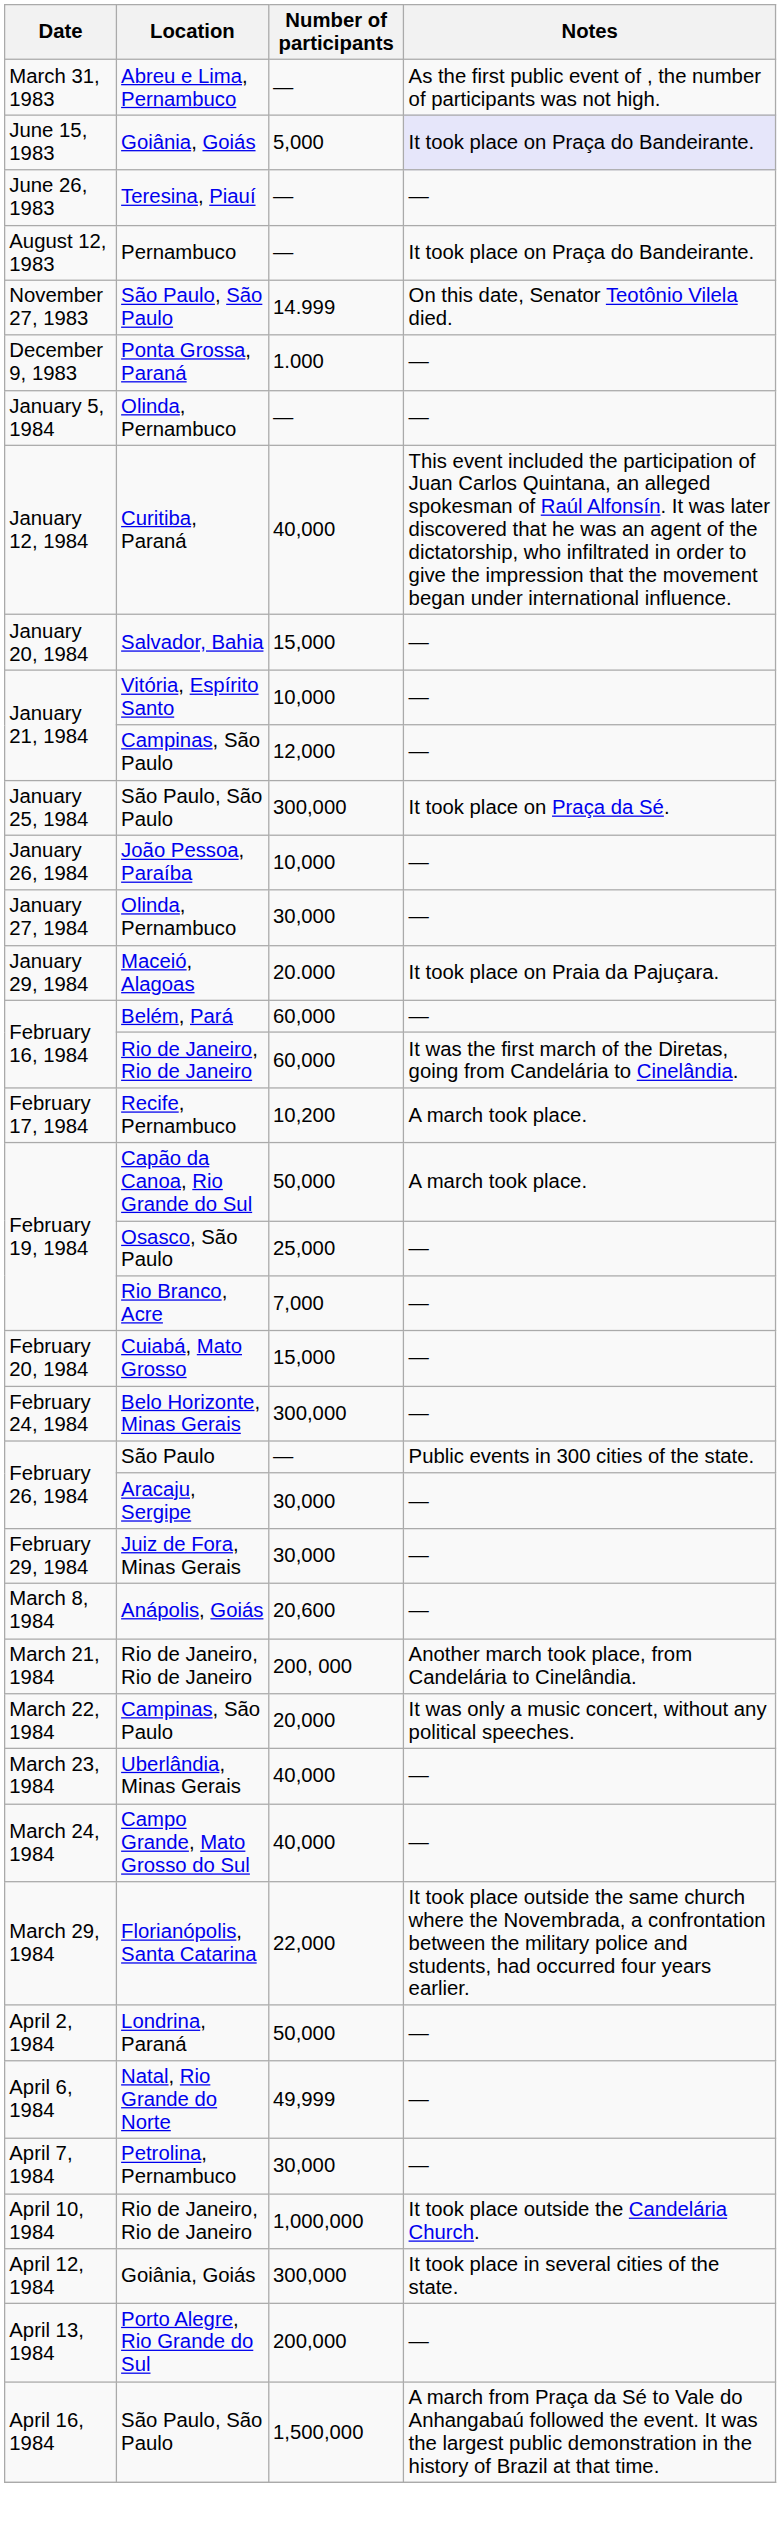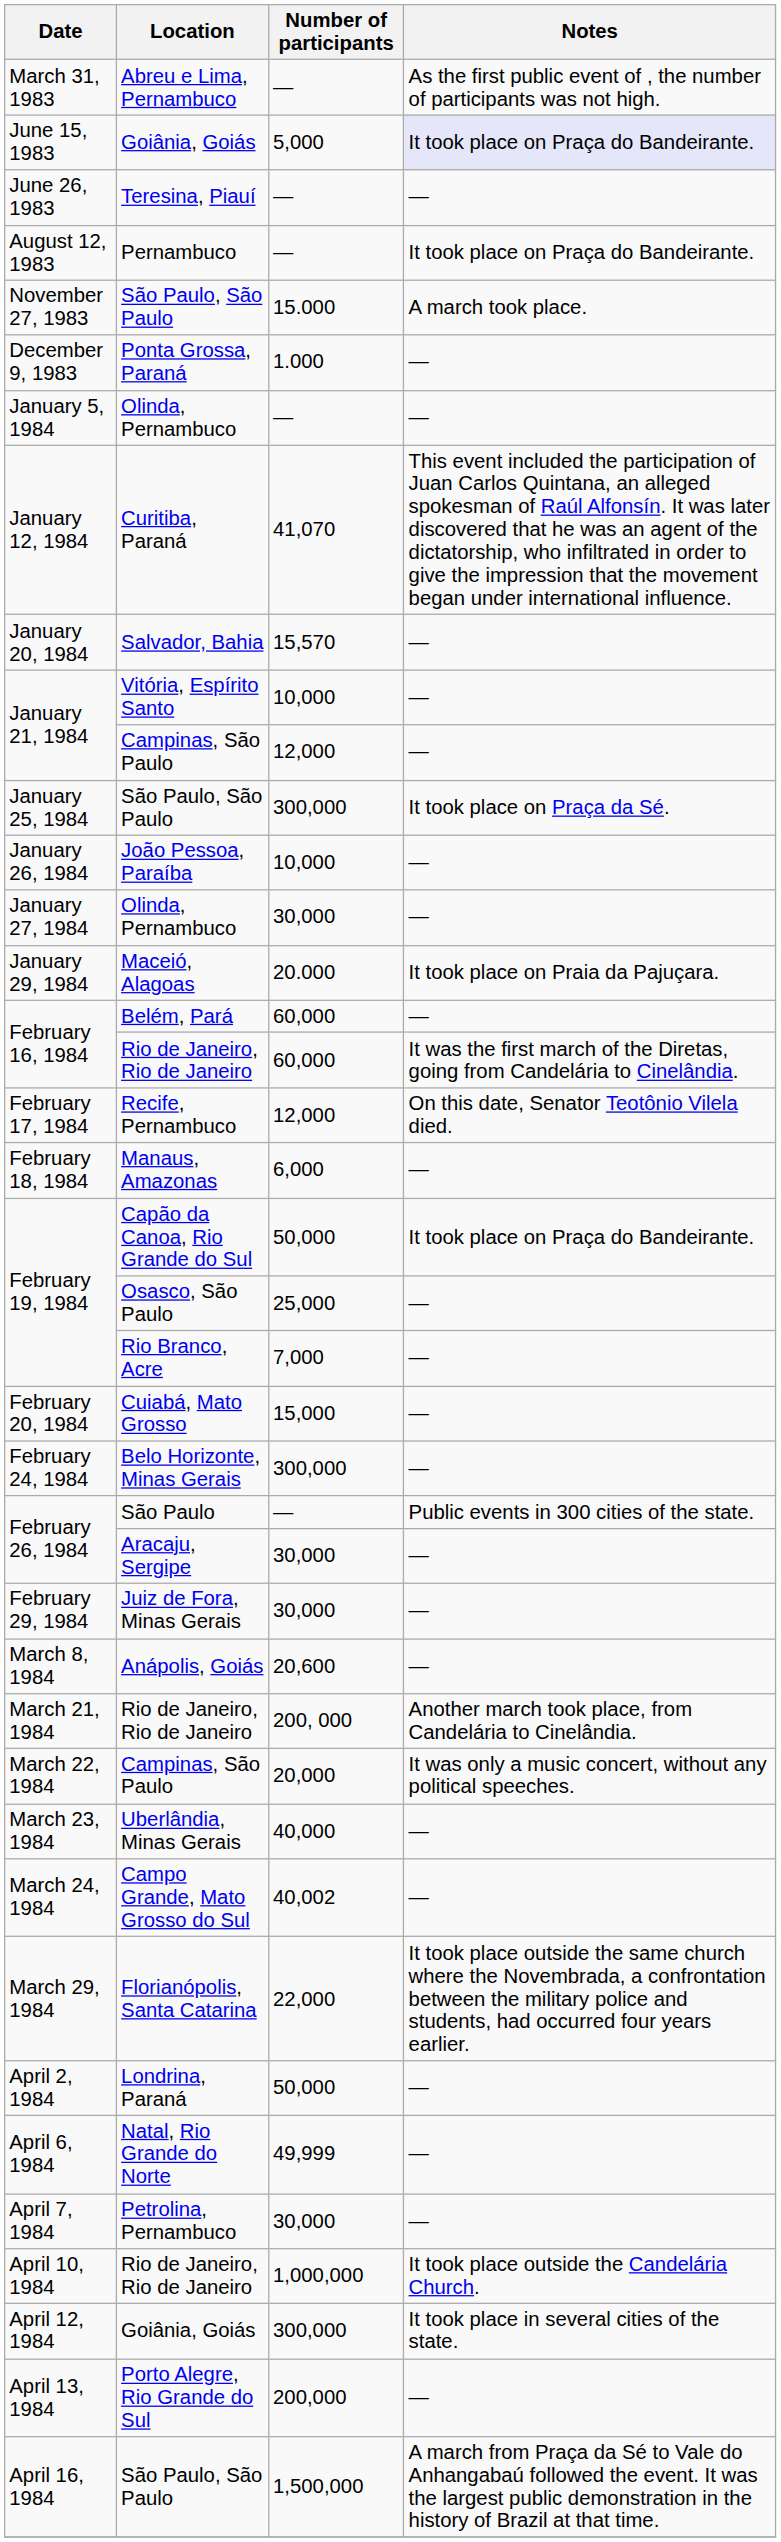(304, 307) 14.999 -> (304, 307) 15.000
(573, 307) On this date, Senator Teotônio Vilela died. -> (498, 307) A march took place.
(304, 529) 40,000 -> (304, 529) 41,070
(304, 642) 15,000 -> (304, 642) 15,570
(304, 1115) 10,200 -> (304, 1115) 12,000
(498, 1115) A march took place. -> (573, 1115) On this date, Senator Teotônio Vilela died.
+ row: (50, 1170)
(498, 1181) A march took place. -> (581, 1236) It took place on Praça do Bandeirante.
(304, 1842) 40,000 -> (304, 1897) 40,002
